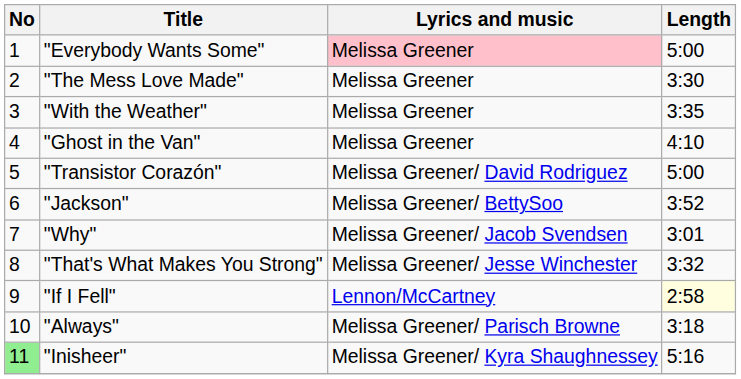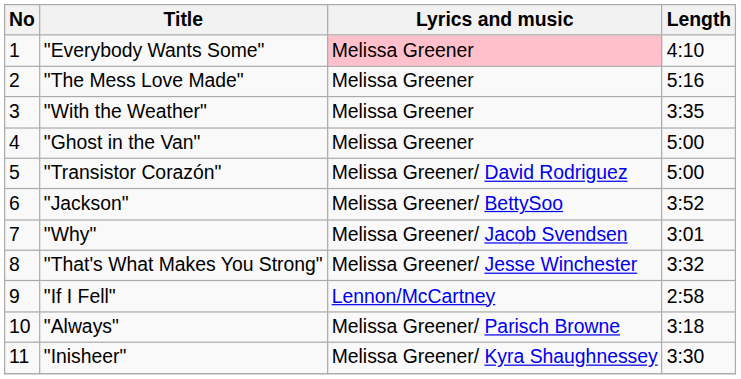(685, 50) 5:00 -> (685, 50) 4:10
(685, 81) 3:30 -> (685, 81) 5:16
(685, 142) 4:10 -> (685, 142) 5:00
(685, 296) lightyellow background -> (685, 296) no background
(19, 357) lightgreen background -> (19, 357) no background
(685, 357) 5:16 -> (685, 357) 3:30
